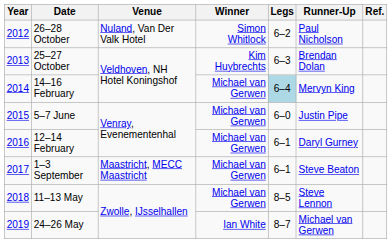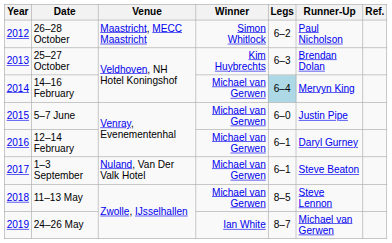(137, 34) Nuland, Van Der Valk Hotel -> (141, 34) Maastricht, MECC Maastricht
(141, 170) Maastricht, MECC Maastricht -> (137, 170) Nuland, Van Der Valk Hotel
